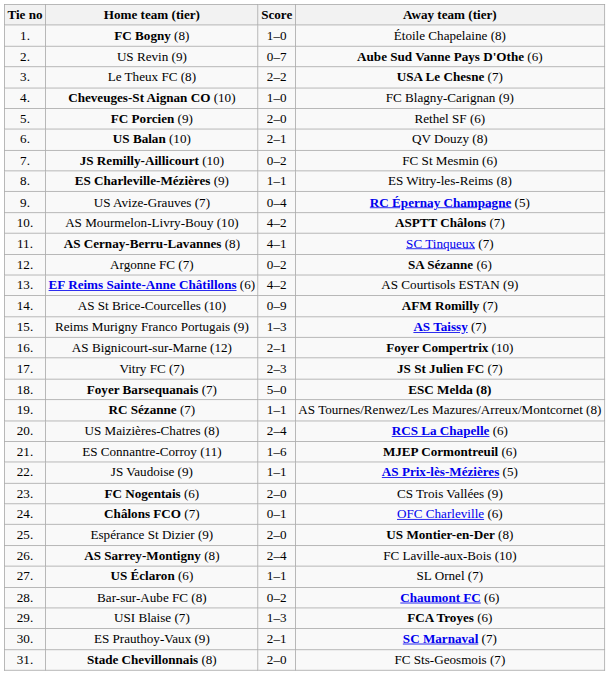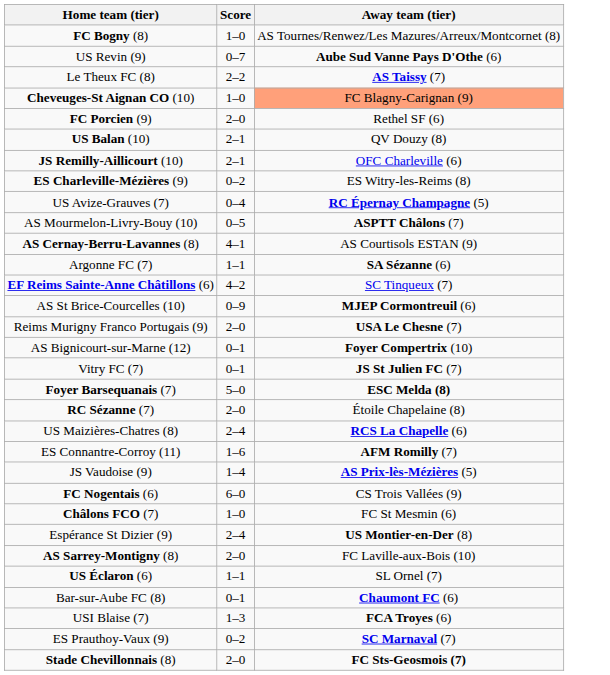- column: (25, 14)
(450, 35) Étoile Chapelaine (8) -> (409, 35) AS Tournes/Renwez/Les Mazures/Arreux/Montcornet (8)
(450, 77) USA Le Chesne (7) -> (409, 77) AS Taissy (7)
(450, 98) no background -> (409, 98) lightsalmon background
(277, 160) 0–2 -> (236, 160) 2–1
(450, 160) FC St Mesmin (6) -> (409, 160) OFC Charleville (6)
(277, 181) 1–1 -> (236, 181) 0–2
(277, 222) 4–2 -> (236, 222) 0–5
(450, 243) SC Tinqueux (7) -> (409, 243) AS Courtisols ESTAN (9)
(277, 264) 0–2 -> (236, 264) 1–1
(450, 285) AS Courtisols ESTAN (9) -> (409, 285) SC Tinqueux (7)
(450, 306) AFM Romilly (7) -> (409, 306) MJEP Cormontreuil (6)
(277, 327) 1–3 -> (236, 327) 2–0
(450, 327) AS Taissy (7) -> (409, 327) USA Le Chesne (7)
(277, 347) 2–1 -> (236, 347) 0–1
(277, 368) 2–3 -> (236, 368) 0–1
(277, 410) 1–1 -> (236, 410) 2–0
(450, 410) AS Tournes/Renwez/Les Mazures/Arreux/Montcornet (8) -> (409, 410) Étoile Chapelaine (8)
(450, 451) MJEP Cormontreuil (6) -> (409, 451) AFM Romilly (7)
(277, 472) 1–1 -> (236, 472) 1–4
(277, 493) 2–0 -> (236, 493) 6–0
(277, 514) 0–1 -> (236, 514) 1–0
(450, 514) OFC Charleville (6) -> (409, 514) FC St Mesmin (6)
(277, 535) 2–0 -> (236, 535) 2–4
(277, 555) 2–4 -> (236, 555) 2–0
(277, 597) 0–2 -> (236, 597) 0–1
(277, 639) 2–1 -> (236, 639) 0–2
(450, 659) normal -> (409, 659) bold
